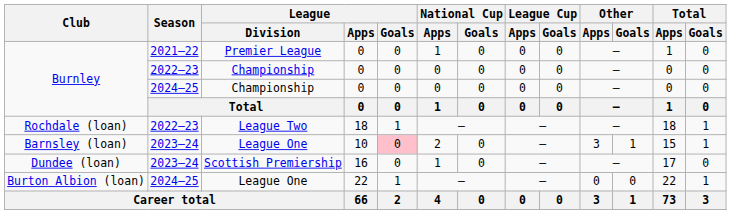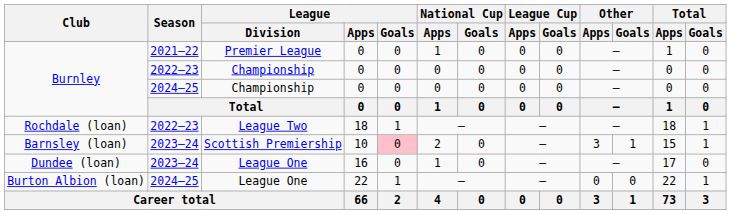(273, 144) League One -> (273, 144) Scottish Premiership
(273, 163) Scottish Premiership -> (273, 163) League One
